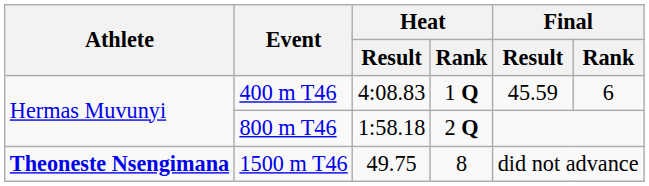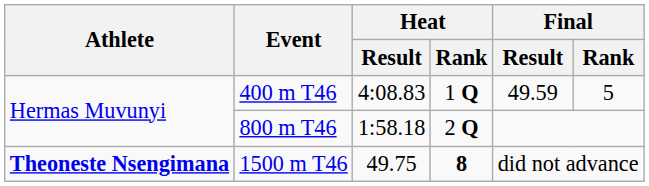(533, 92) 45.59 -> (533, 92) 49.59
(608, 92) 6 -> (608, 92) 5
(462, 163) normal -> (462, 163) bold
